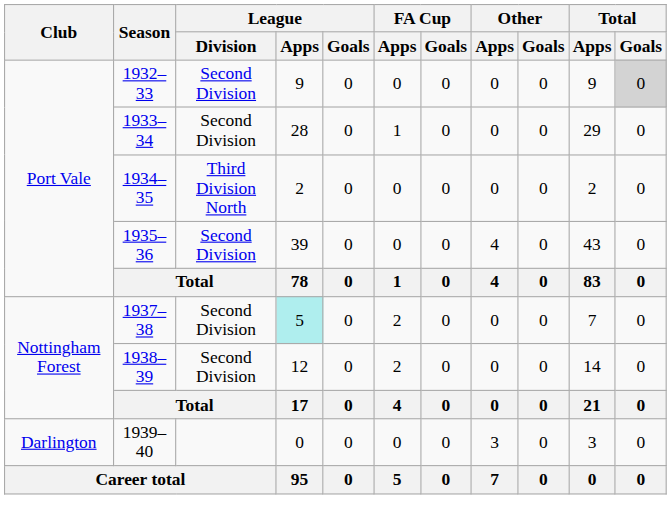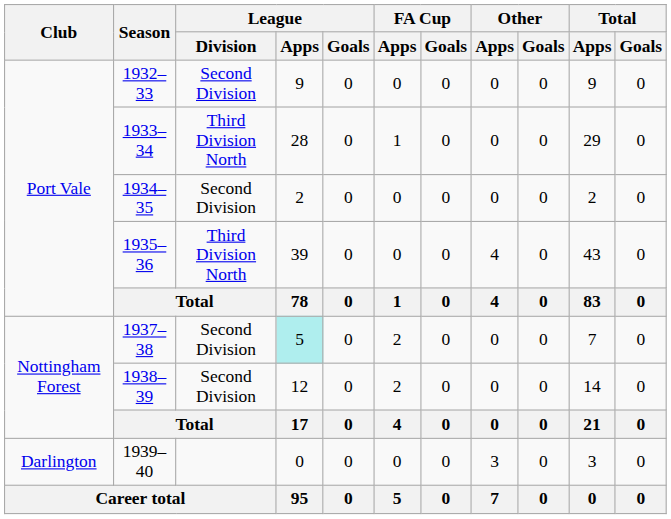(641, 83) lightgrey background -> (641, 83) no background
(226, 130) Second Division -> (226, 140) Third Division North
(226, 187) Third Division North -> (226, 197) Second Division
(226, 244) Second Division -> (226, 254) Third Division North
